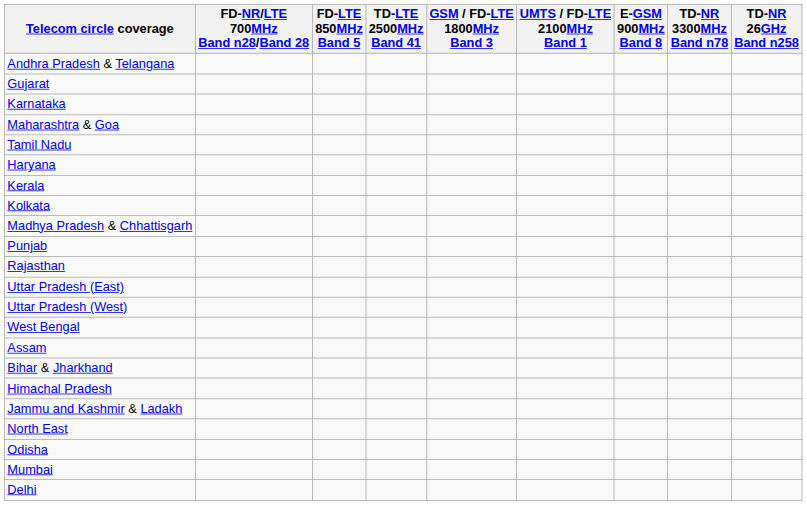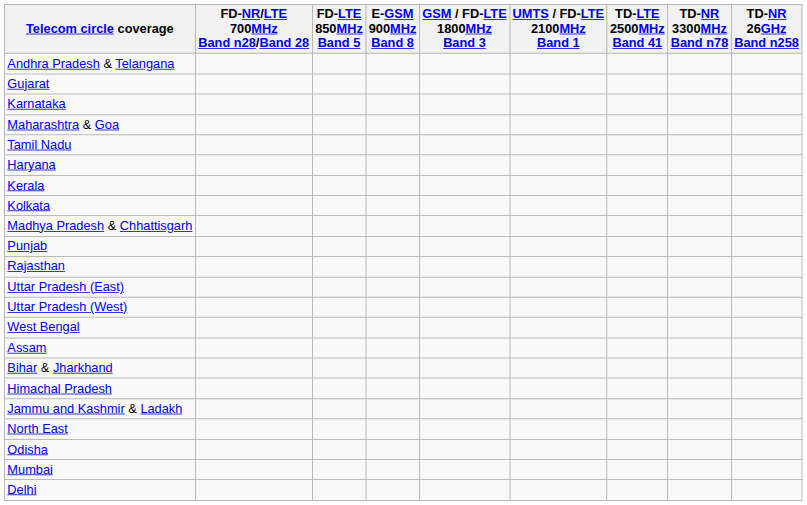columns swapped: (641, 29) <-> (396, 29)
